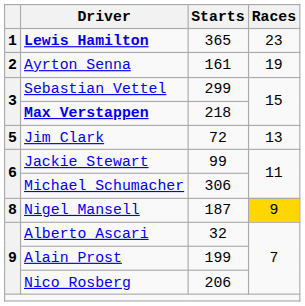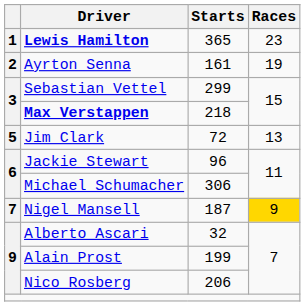(218, 162) 99 -> (218, 162) 96
(13, 210) 8 -> (13, 210) 7
